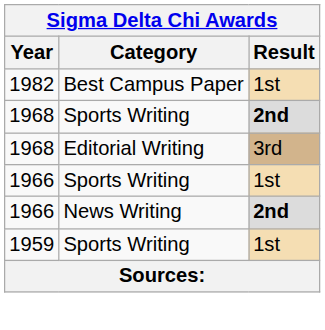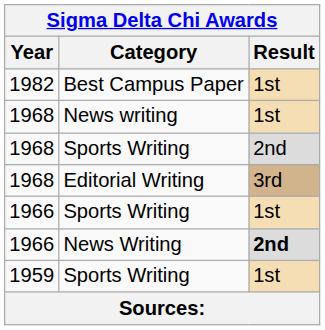+ row: (32, 116)
(271, 116) bold -> (270, 148) normal
